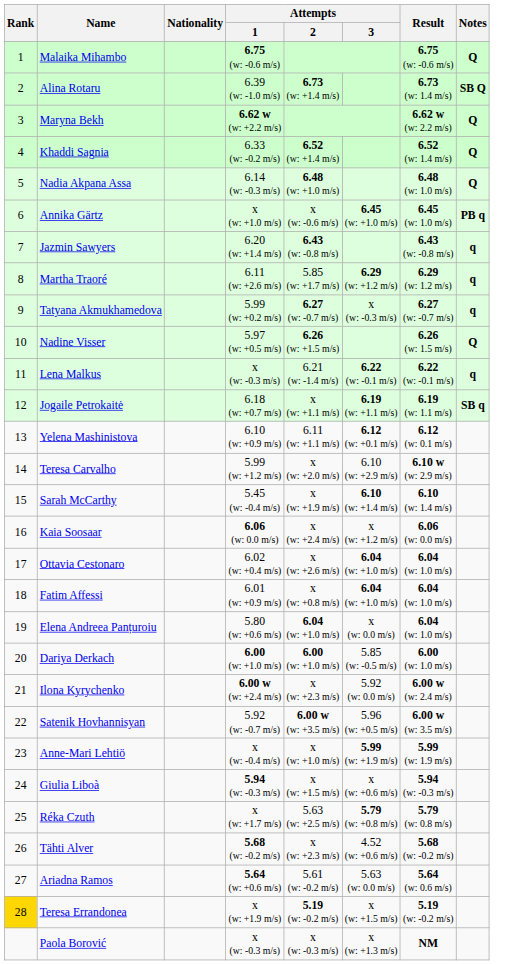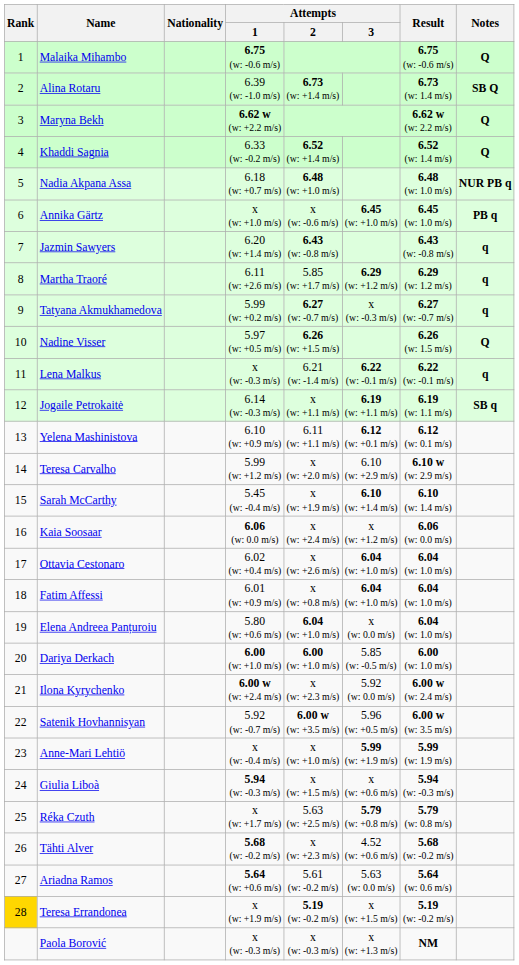(255, 184) 6.14 (w: -0.3 m/s) -> (255, 184) 6.18 (w: +0.7 m/s)
(473, 184) Q -> (485, 184) NUR PB q
(255, 405) 6.18 (w: +0.7 m/s) -> (255, 405) 6.14 (w: -0.3 m/s)
